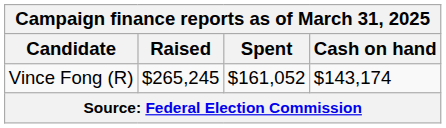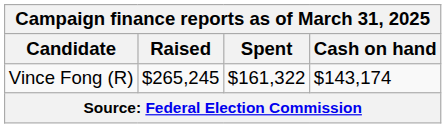(267, 78) $161,052 -> (267, 78) $161,322
